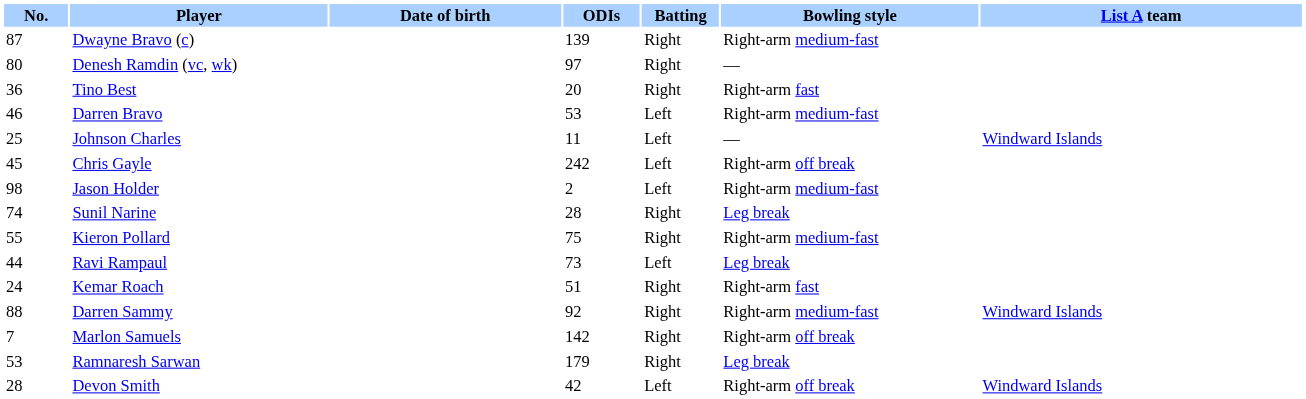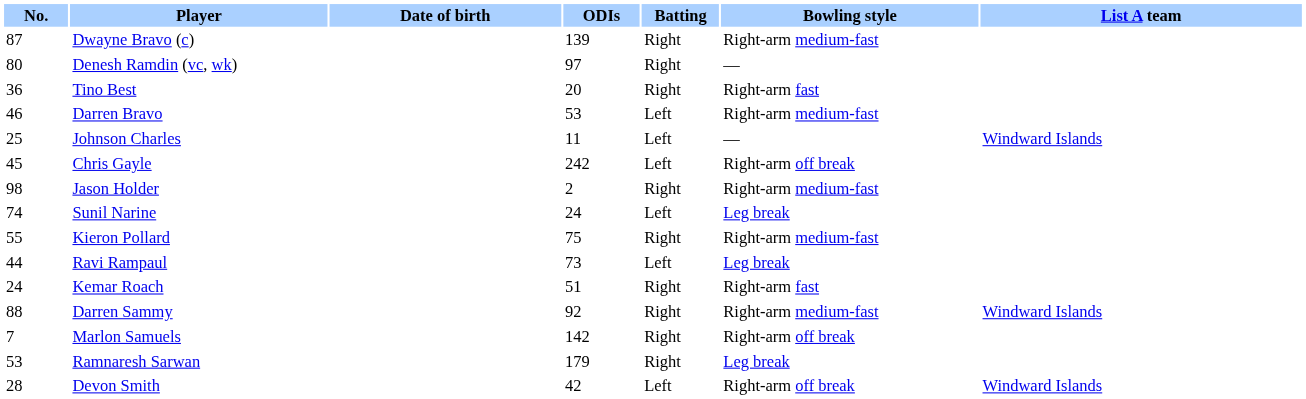(658, 188) Left -> (663, 188) Right
(573, 213) 28 -> (573, 213) 24
(663, 213) Right -> (658, 213) Left
